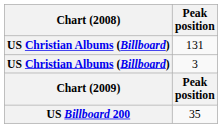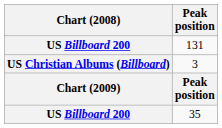(88, 45) US Christian Albums (Billboard) -> (88, 45) US Billboard 200
